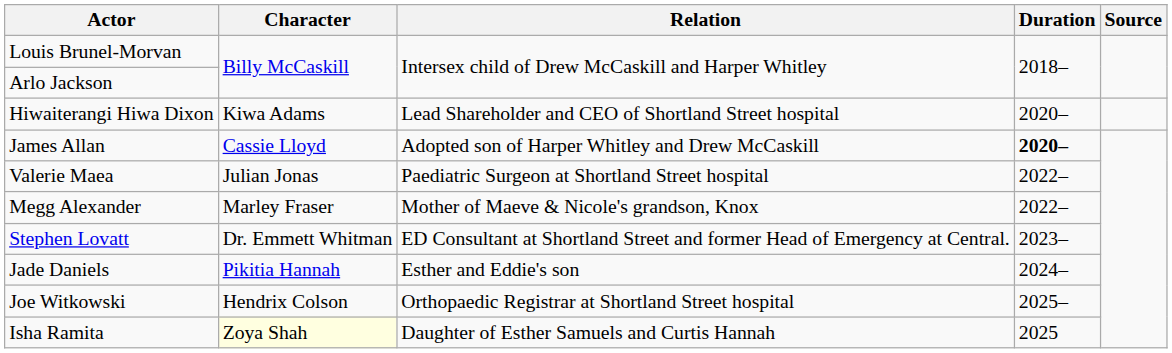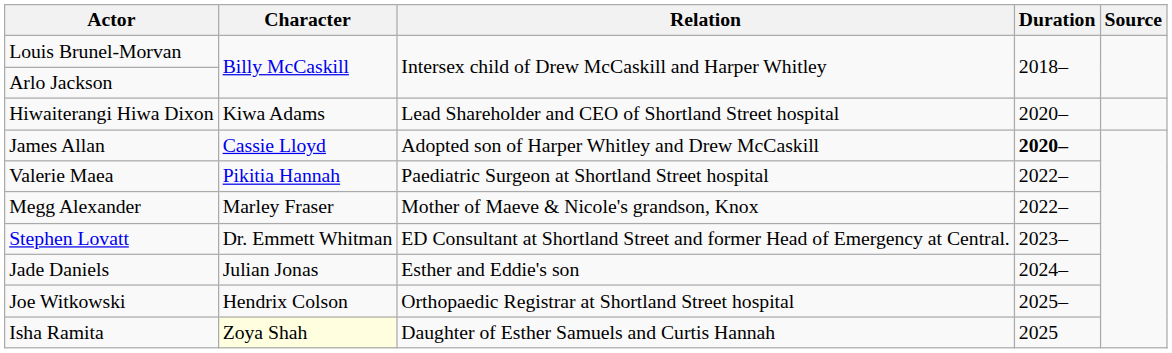(270, 176) Julian Jonas -> (281, 176) Pikitia Hannah
(281, 269) Pikitia Hannah -> (270, 269) Julian Jonas
